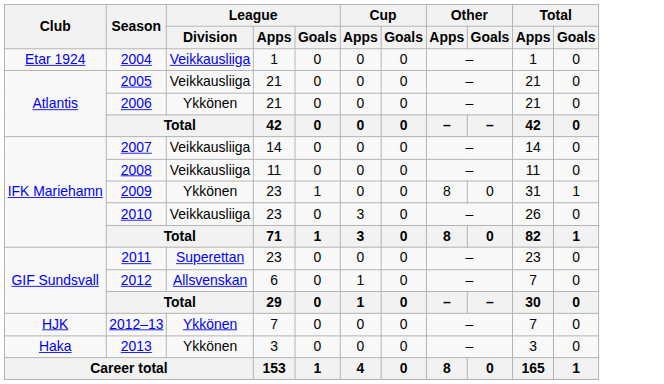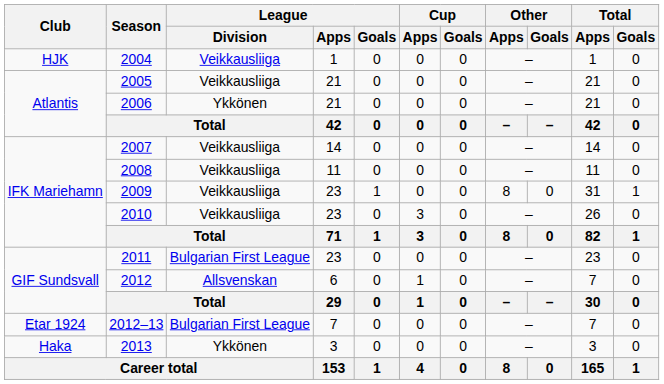(55, 59) Etar 1924 -> (55, 59) HJK
(210, 192) Ykkönen -> (240, 192) Veikkausliiga
(210, 258) Superettan -> (240, 258) Bulgarian First League
(55, 324) HJK -> (55, 324) Etar 1924
(210, 324) Ykkönen -> (240, 324) Bulgarian First League
